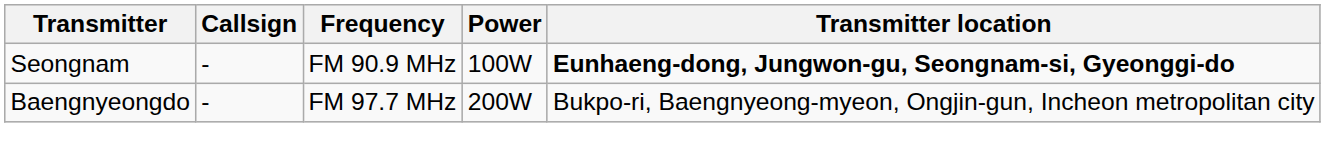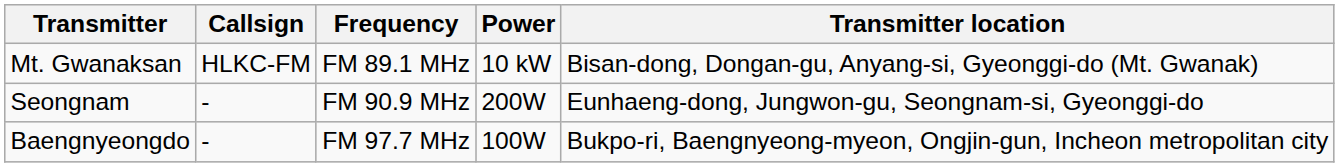+ row: (96, 63)
(500, 63) 100W -> (514, 102) 200W
(894, 63) bold -> (885, 102) normal
(500, 102) 200W -> (514, 141) 100W
